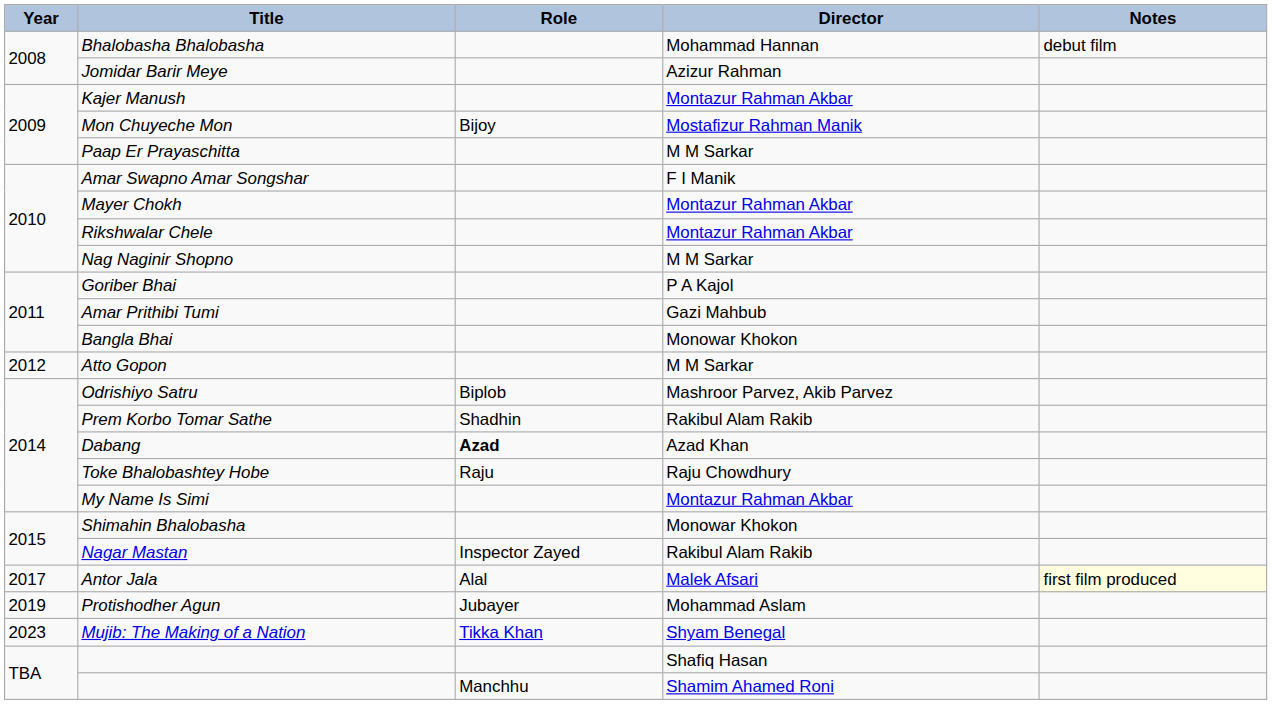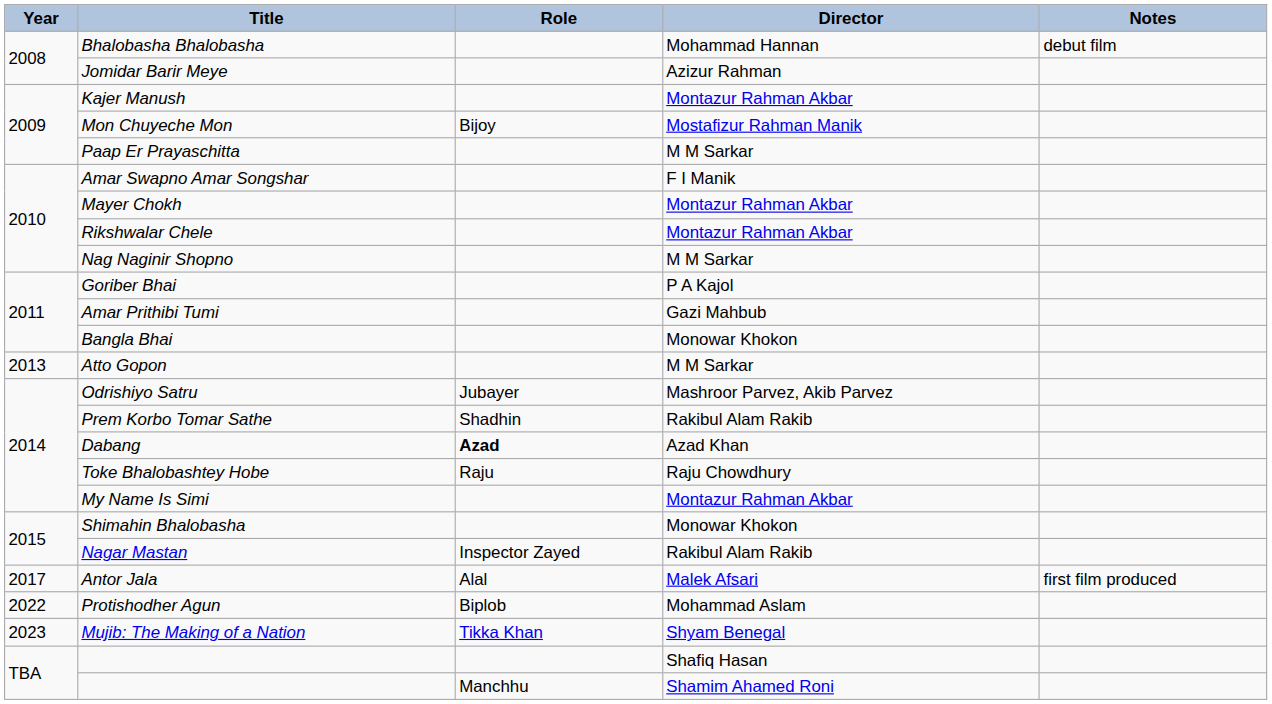(27, 365) 2012 -> (27, 365) 2013
(483, 392) Biplob -> (489, 392) Jubayer
(1110, 579) lightyellow background -> (1110, 579) no background
(27, 606) 2019 -> (27, 606) 2022
(489, 606) Jubayer -> (483, 606) Biplob
